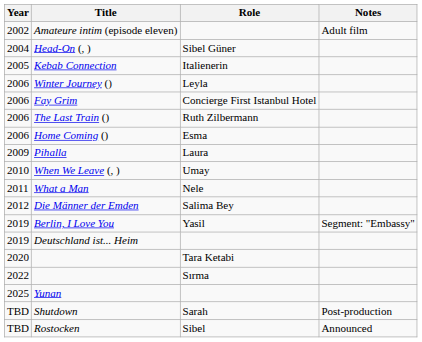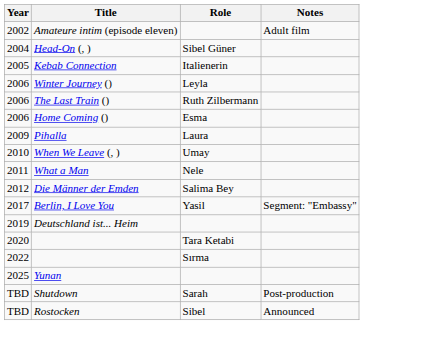- row: (56, 100)
(18, 223) 2019 -> (18, 205) 2017
